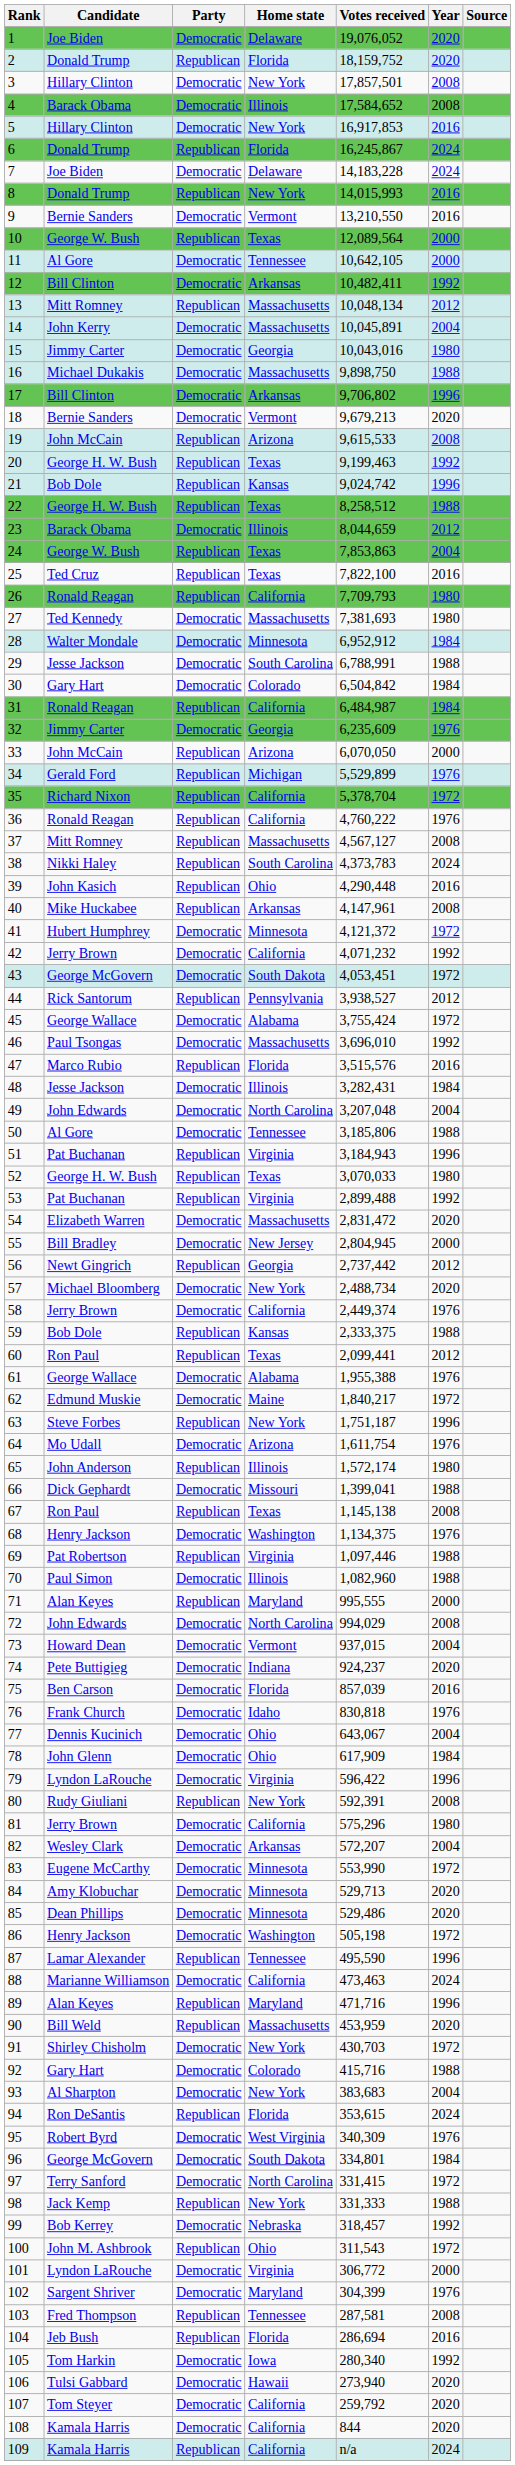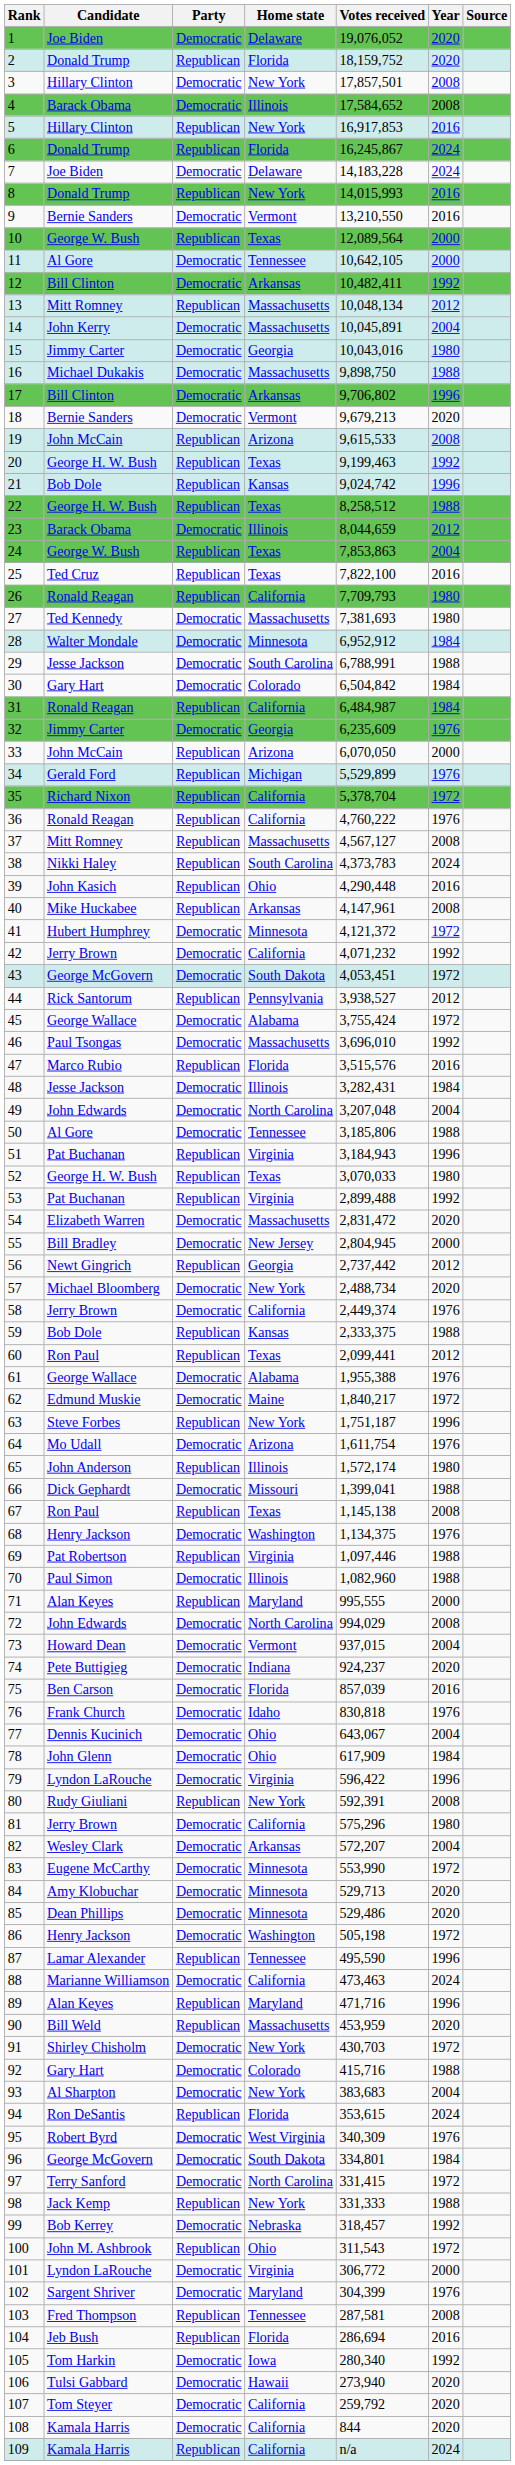(209, 127) Democratic -> (208, 127) Republican
